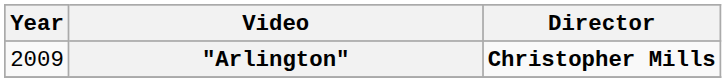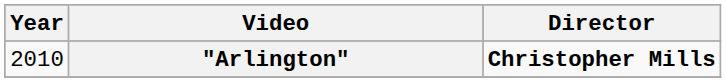(37, 60) 2009 -> (37, 60) 2010
